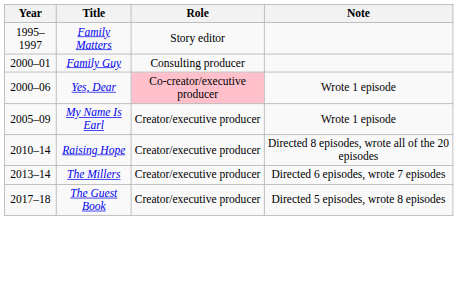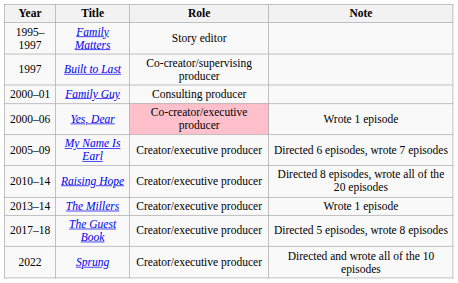+ row: (93, 69)
(358, 119) Wrote 1 episode -> (361, 150) Directed 6 episodes, wrote 7 episodes
(358, 175) Directed 6 episodes, wrote 7 episodes -> (361, 206) Wrote 1 episode
+ row: (93, 262)
